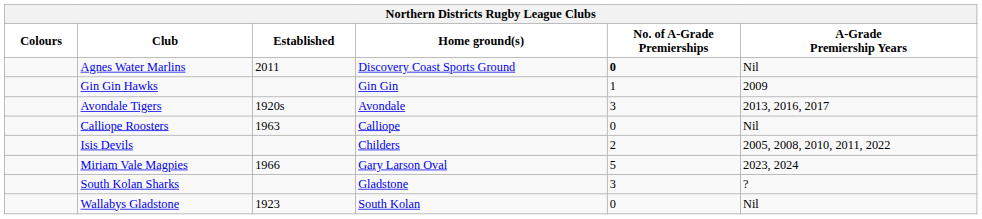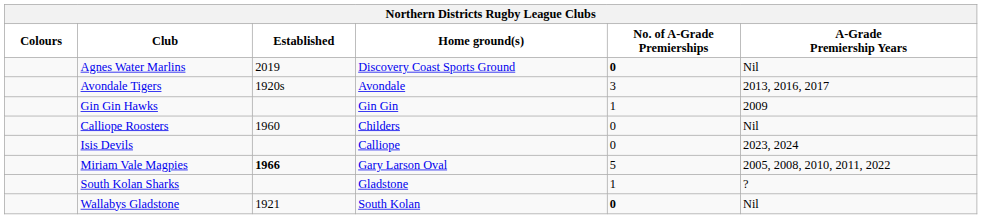(267, 67) 2011 -> (267, 67) 2019
rows swapped: (121, 106) <-> (119, 86)
(267, 125) 1963 -> (267, 125) 1960
(379, 125) Calliope -> (379, 125) Childers
(379, 145) Childers -> (379, 145) Calliope
(613, 145) 2 -> (613, 145) 0
(817, 145) 2005, 2008, 2010, 2011, 2022 -> (771, 145) 2023, 2024
(267, 164) normal -> (267, 164) bold
(771, 164) 2023, 2024 -> (817, 164) 2005, 2008, 2010, 2011, 2022
(613, 184) 3 -> (613, 184) 1
(267, 203) 1923 -> (267, 203) 1921
(613, 203) normal -> (613, 203) bold
